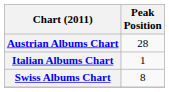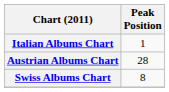rows swapped: (63, 43) <-> (63, 60)
